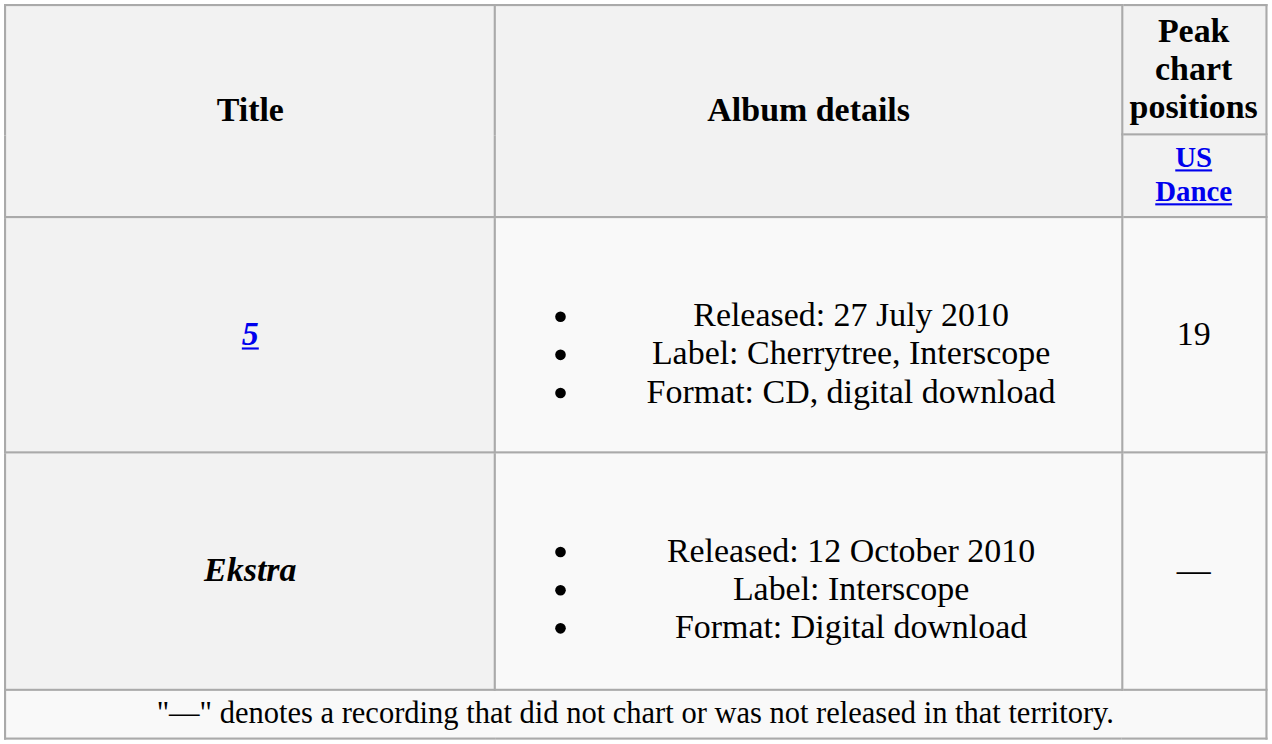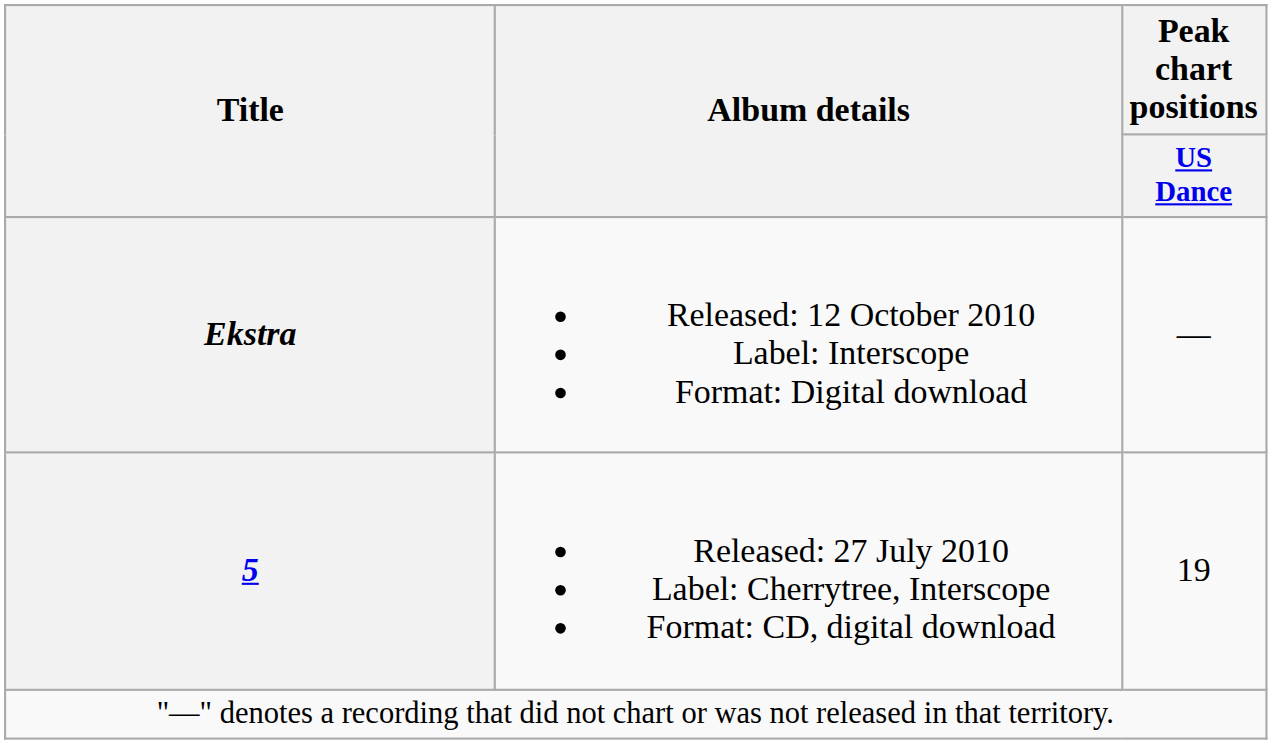rows swapped: (250, 334) <-> (250, 570)
